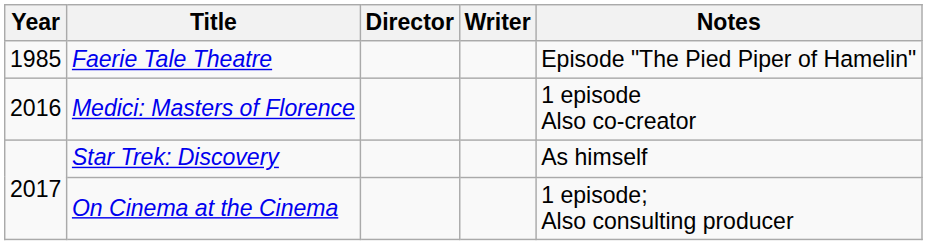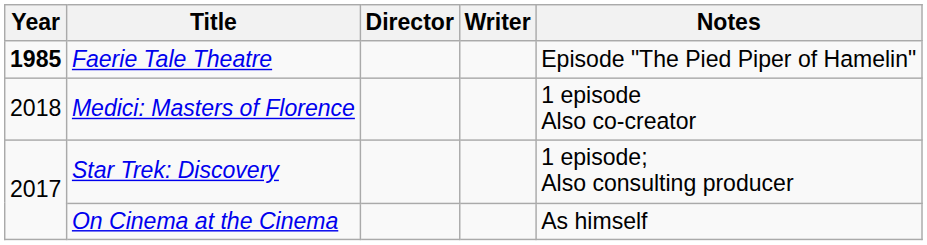(36, 59) normal -> (36, 59) bold
(36, 108) 2016 -> (36, 108) 2018
(594, 158) As himself -> (667, 171) 1 episode; Also consulting producer
(667, 207) 1 episode; Also consulting producer -> (594, 220) As himself
